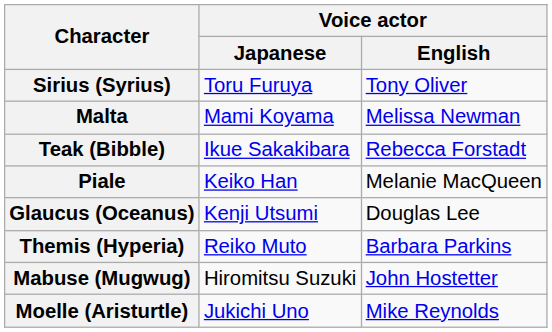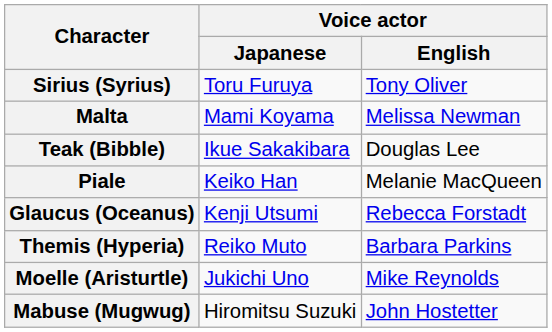(446, 149) Rebecca Forstadt -> (423, 149) Douglas Lee
(423, 213) Douglas Lee -> (446, 213) Rebecca Forstadt
rows swapped: (102, 310) <-> (102, 278)
